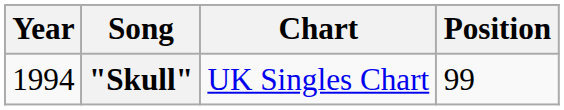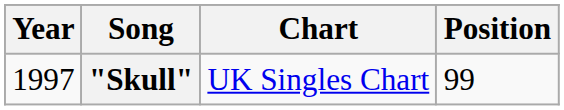(43, 78) 1994 -> (43, 78) 1997
